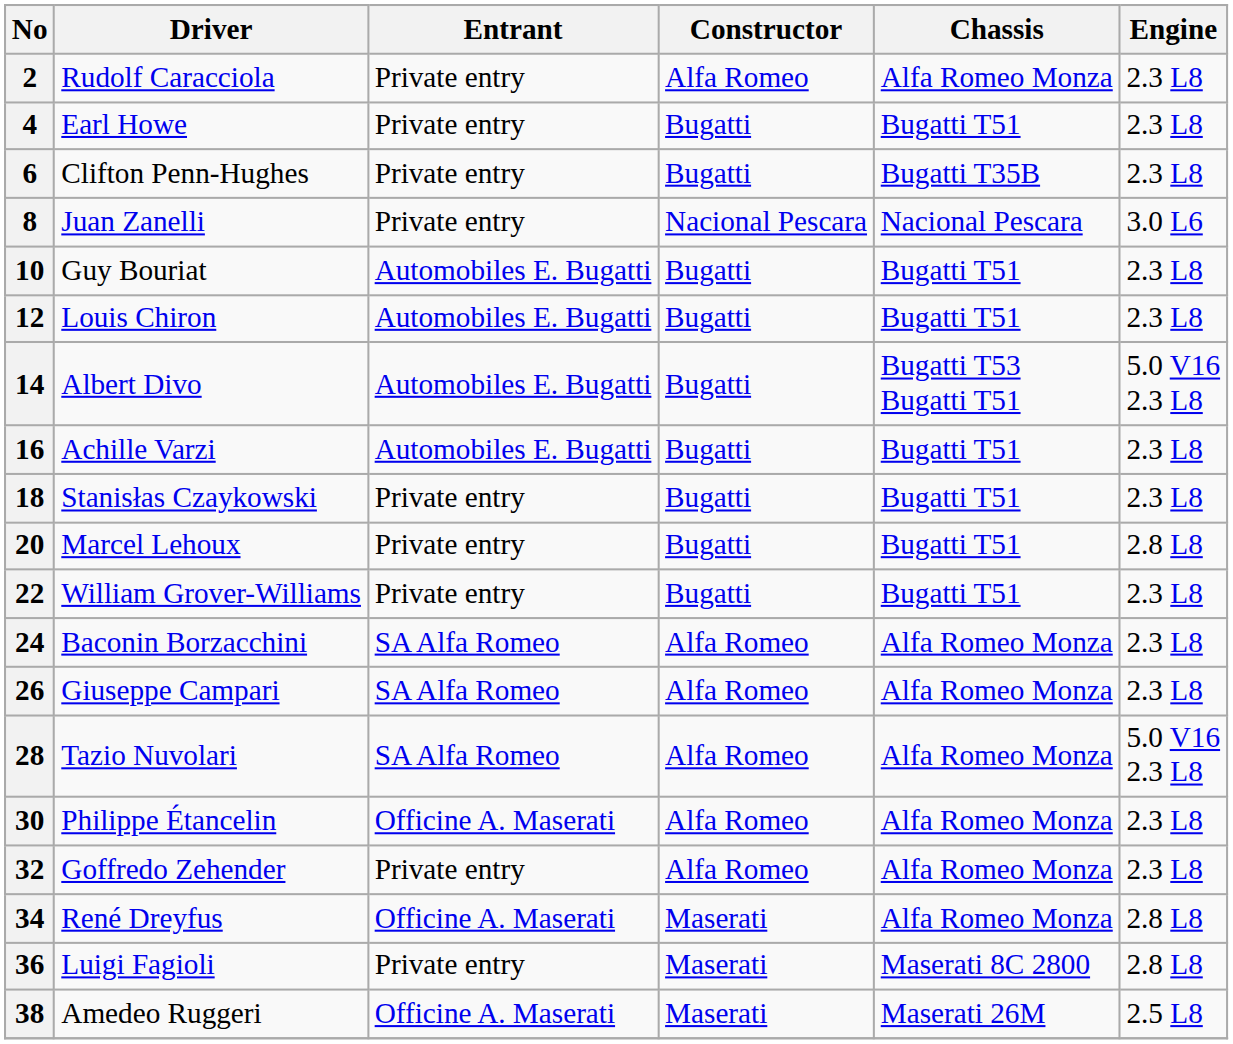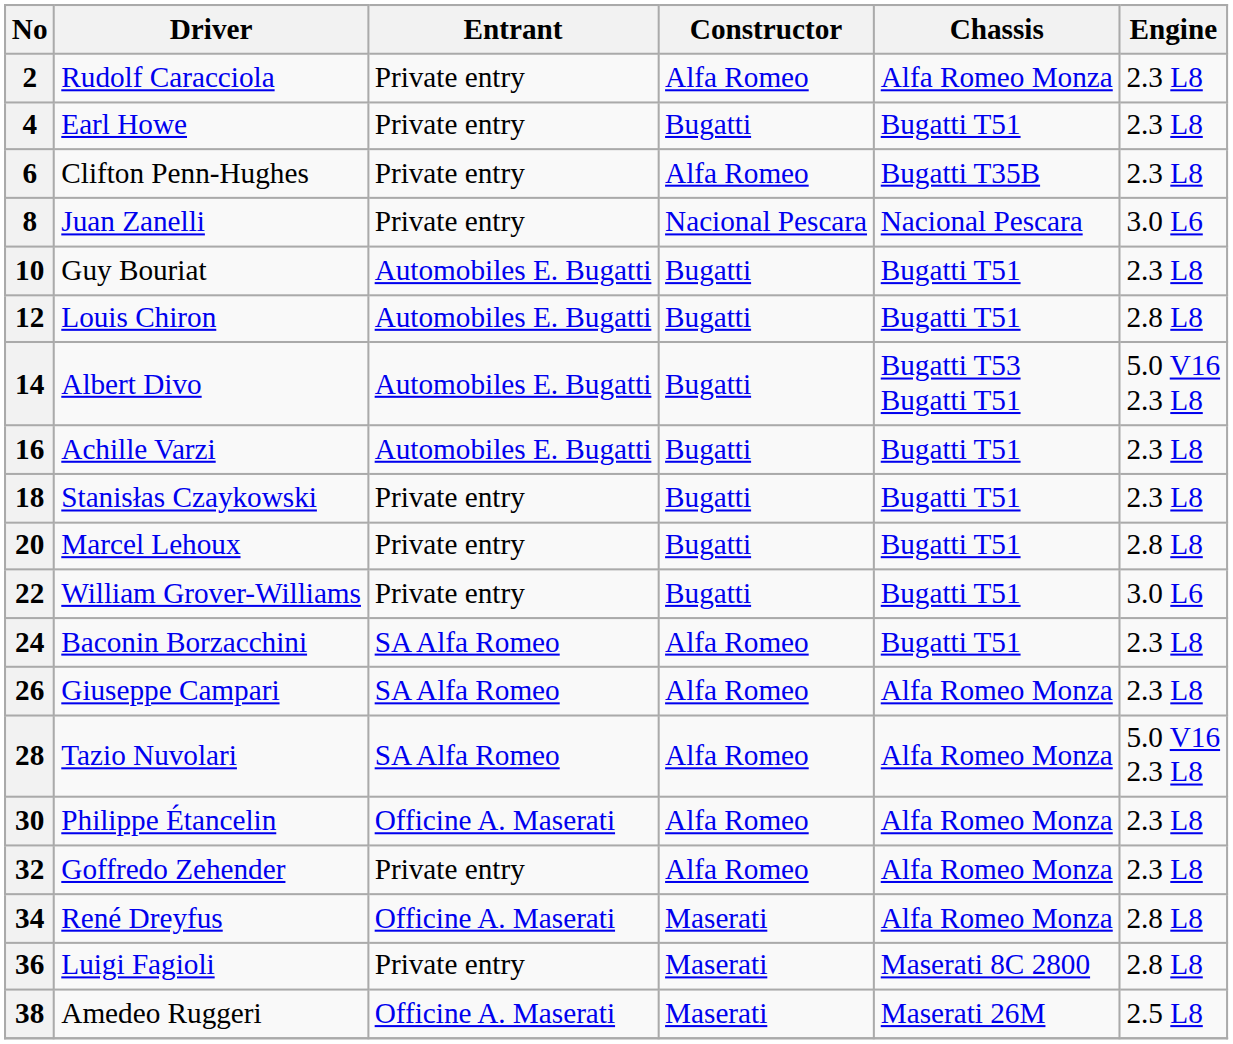(708, 173) Bugatti -> (737, 173) Alfa Romeo
(1165, 318) 2.3 L8 -> (1165, 318) 2.8 L8
(1165, 593) 2.3 L8 -> (1165, 593) 3.0 L6
(997, 642) Alfa Romeo Monza -> (951, 642) Bugatti T51
